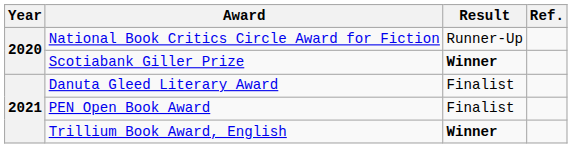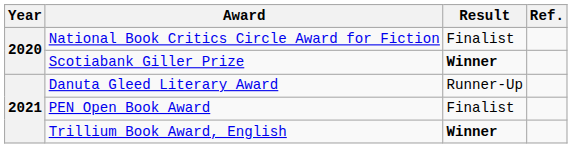(485, 39) Runner-Up -> (481, 39) Finalist
(481, 85) Finalist -> (485, 85) Runner-Up
